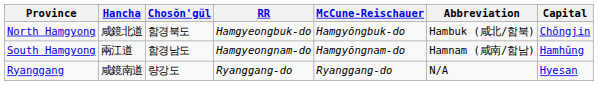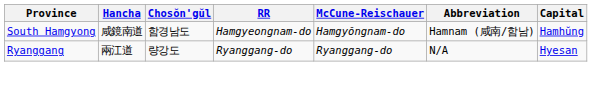- row: (51, 31)
(116, 51) 兩江道 -> (122, 31) 咸鏡南道
(122, 70) 咸鏡南道 -> (116, 51) 兩江道
